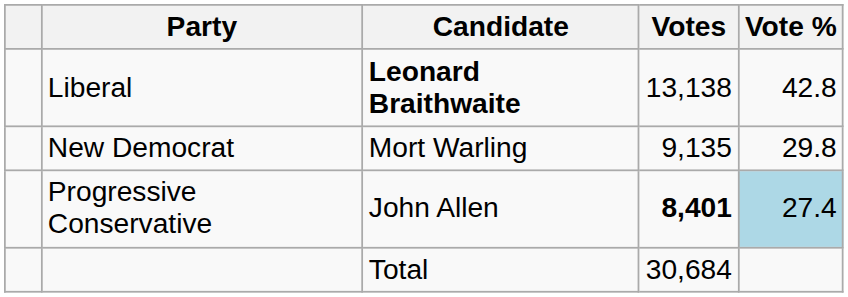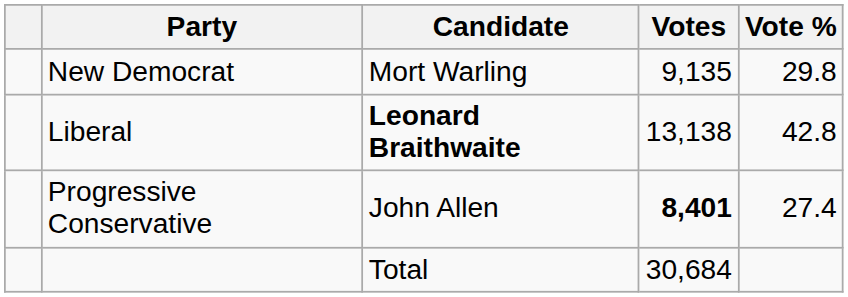rows swapped: (90, 87) <-> (141, 147)
(809, 208) lightblue background -> (809, 208) no background
